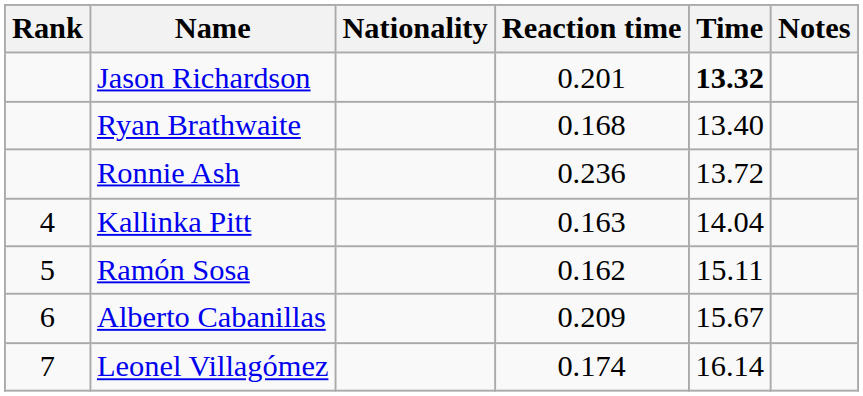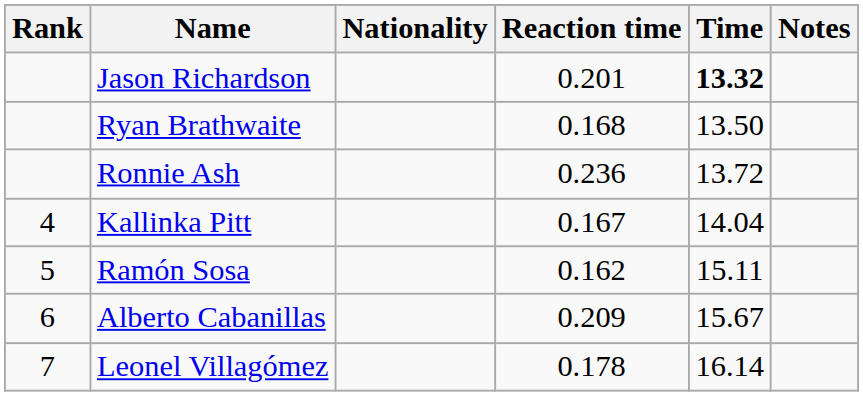(730, 125) 13.40 -> (730, 125) 13.50
(592, 221) 0.163 -> (592, 221) 0.167
(592, 366) 0.174 -> (592, 366) 0.178
